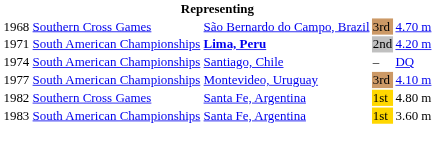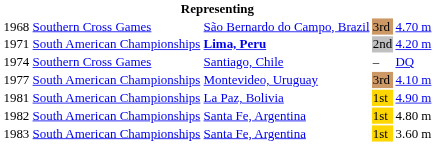(116, 62) South American Championships -> (92, 62) Southern Cross Games
+ row: (16, 97)
(92, 97) Southern Cross Games -> (116, 115) South American Championships
